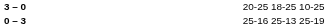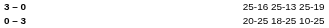(284, 7) 20-25 18-25 10-25 -> (284, 7) 25-16 25-13 25-19
(284, 20) 25-16 25-13 25-19 -> (284, 20) 20-25 18-25 10-25
